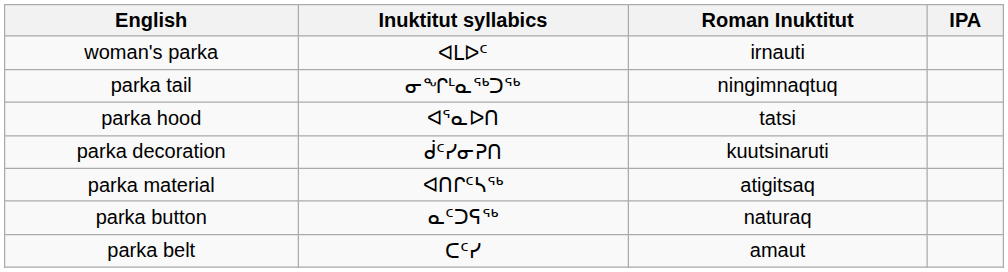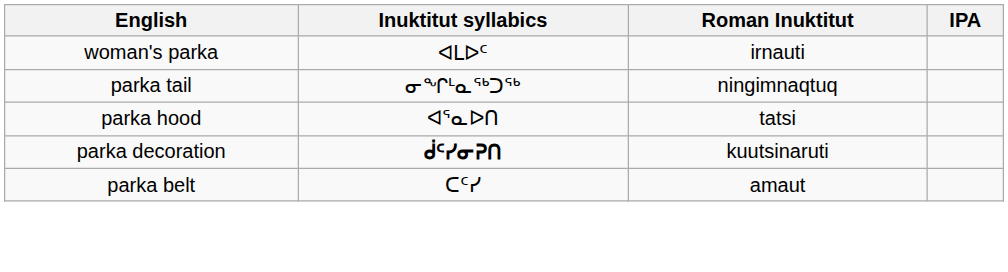(463, 152) normal -> (463, 152) bold
- row: (151, 184)
- row: (151, 217)
